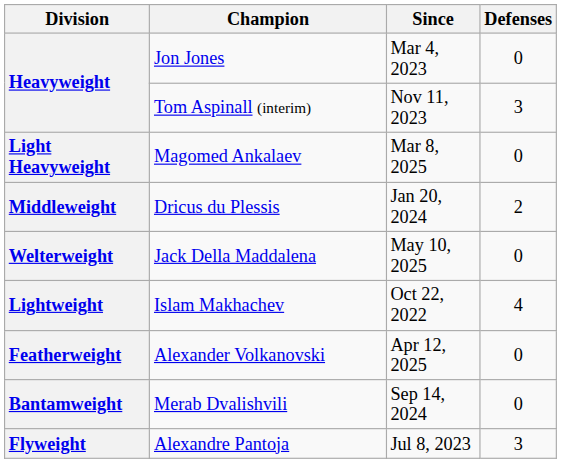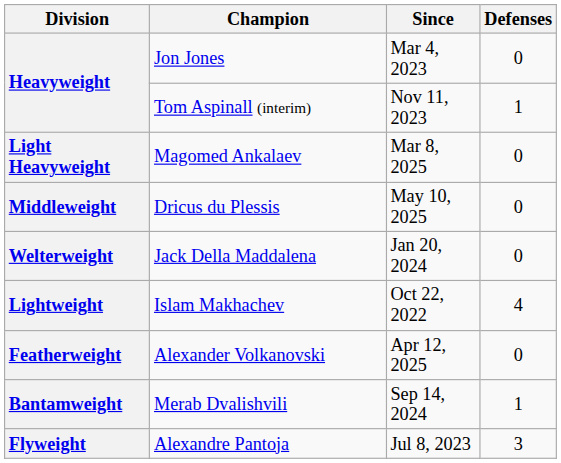(518, 107) 3 -> (518, 107) 1
(416, 206) Jan 20, 2024 -> (421, 206) May 10, 2025
(518, 206) 2 -> (518, 206) 0
(421, 255) May 10, 2025 -> (416, 255) Jan 20, 2024
(518, 404) 0 -> (518, 404) 1
